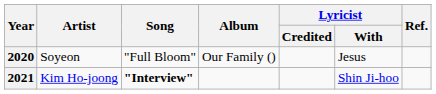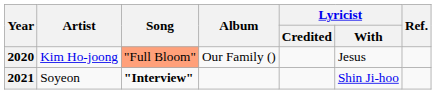(60, 57) Soyeon -> (79, 57) Kim Ho-joong
(160, 57) no background -> (160, 57) lightsalmon background
(79, 78) Kim Ho-joong -> (60, 78) Soyeon
